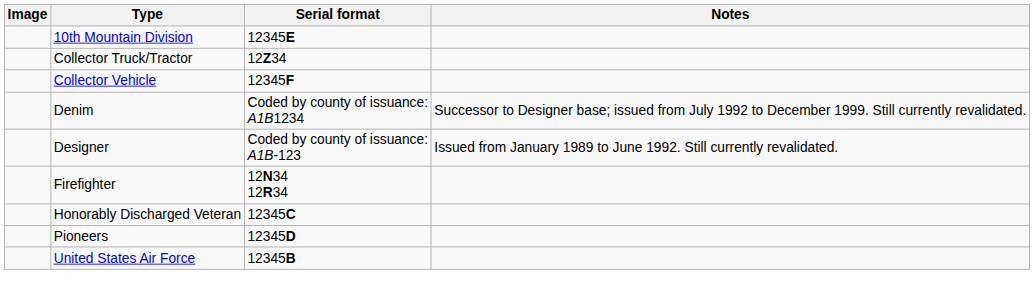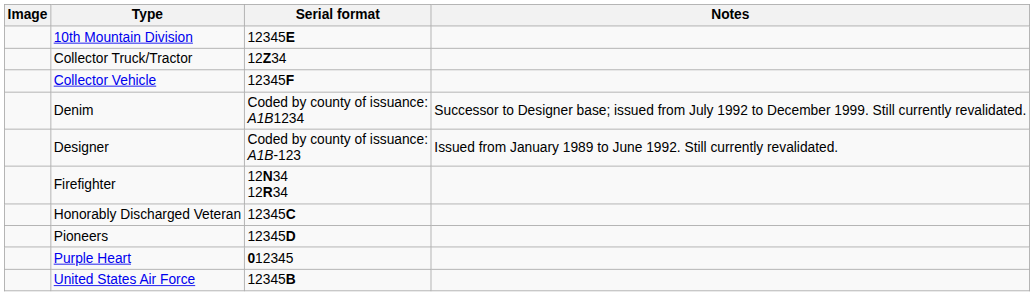+ row: (92, 258)
